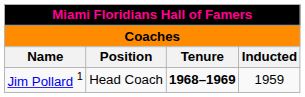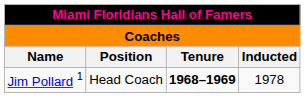(269, 80) 1959 -> (269, 80) 1978
